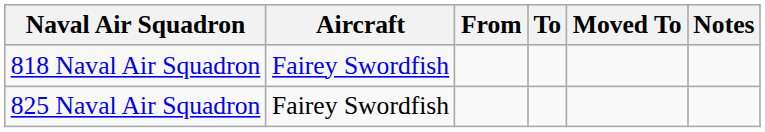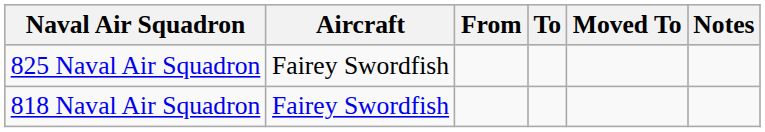rows swapped: (135, 65) <-> (135, 106)
